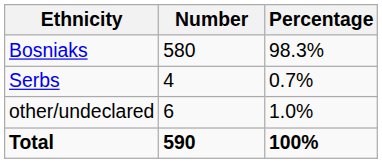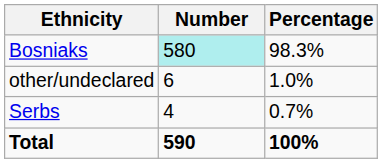(179, 50) no background -> (179, 50) paleturquoise background
rows swapped: (34, 81) <-> (82, 111)
